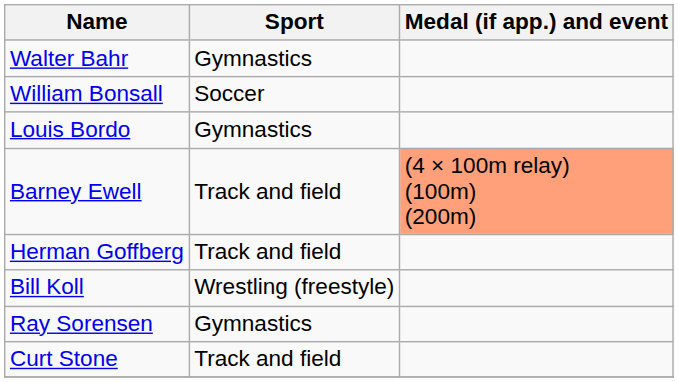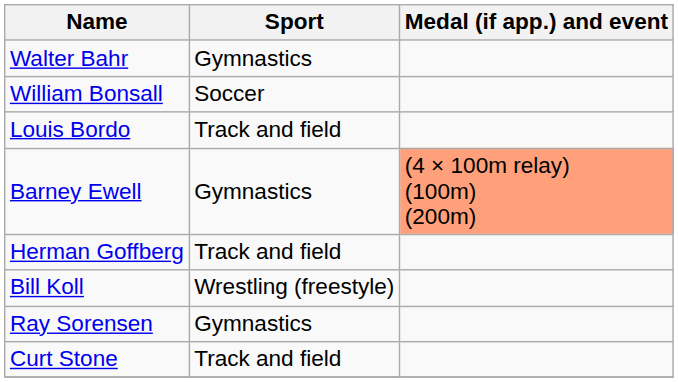(253, 129) Gymnastics -> (268, 129) Track and field
(268, 190) Track and field -> (253, 190) Gymnastics
